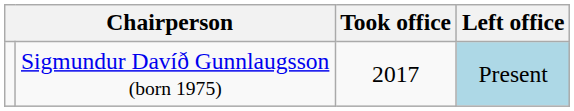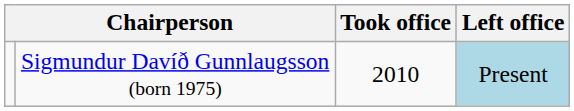(396, 73) 2017 -> (396, 73) 2010
